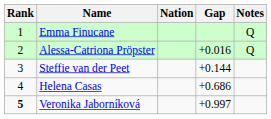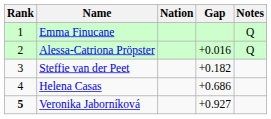(215, 68) +0.144 -> (215, 68) +0.182
(215, 104) +0.997 -> (215, 104) +0.927
